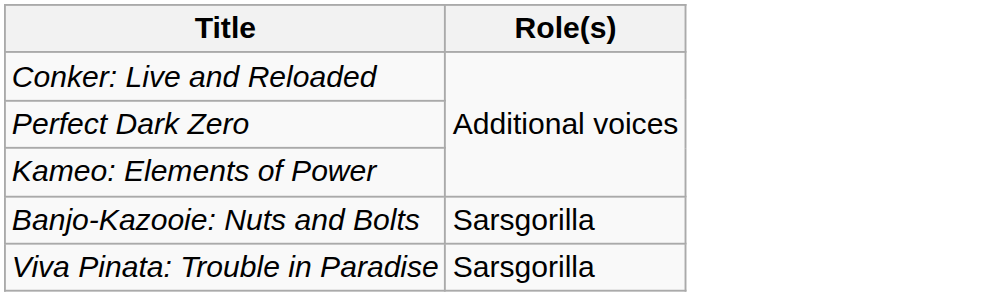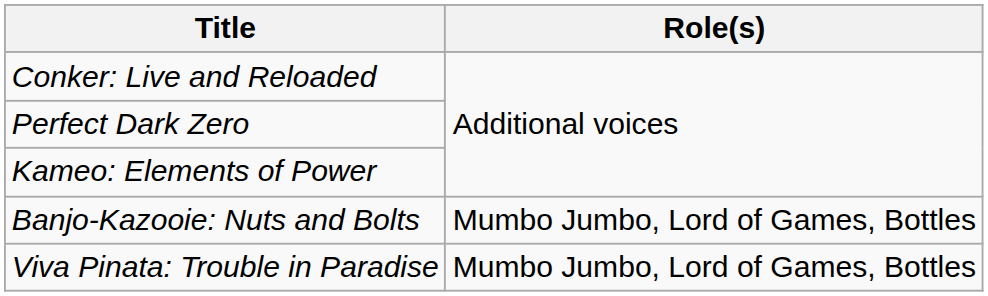(524, 219) Sarsgorilla -> (714, 219) Mumbo Jumbo, Lord of Games, Bottles
(524, 266) Sarsgorilla -> (714, 266) Mumbo Jumbo, Lord of Games, Bottles
